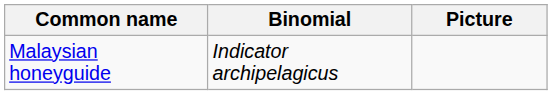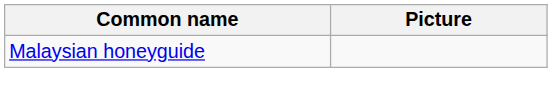- column: (310, 20)
